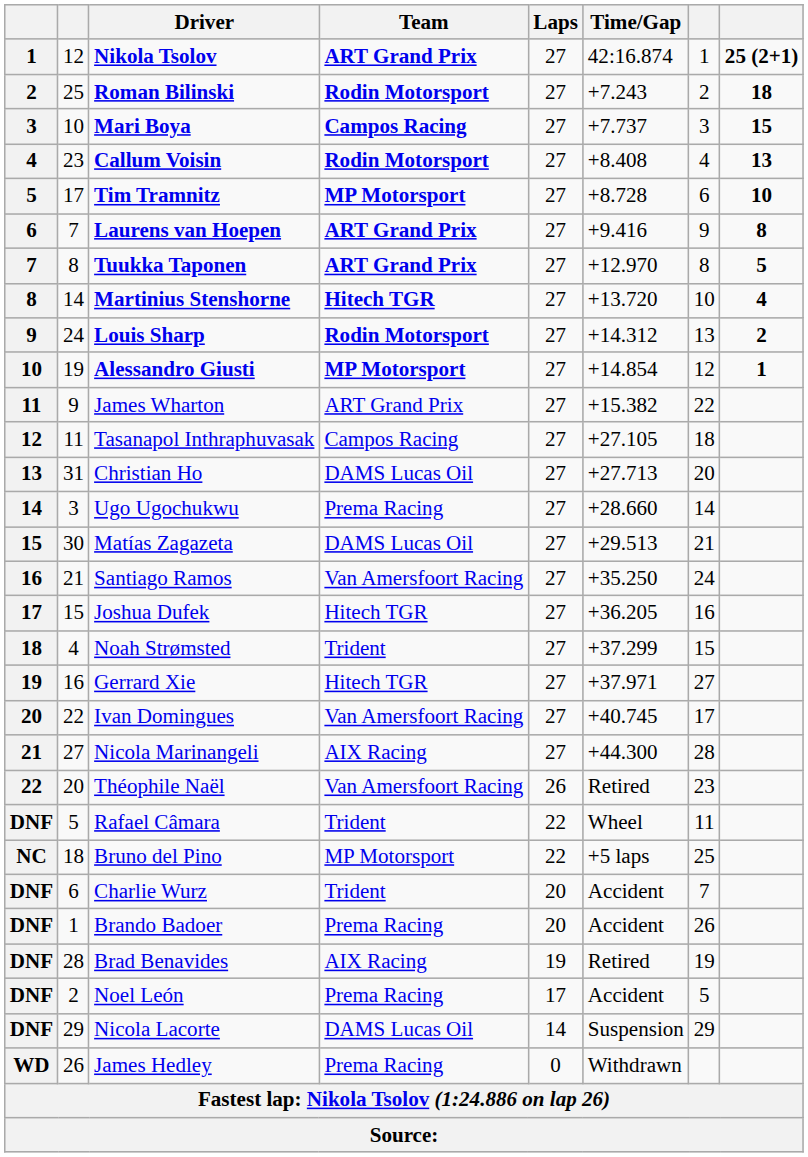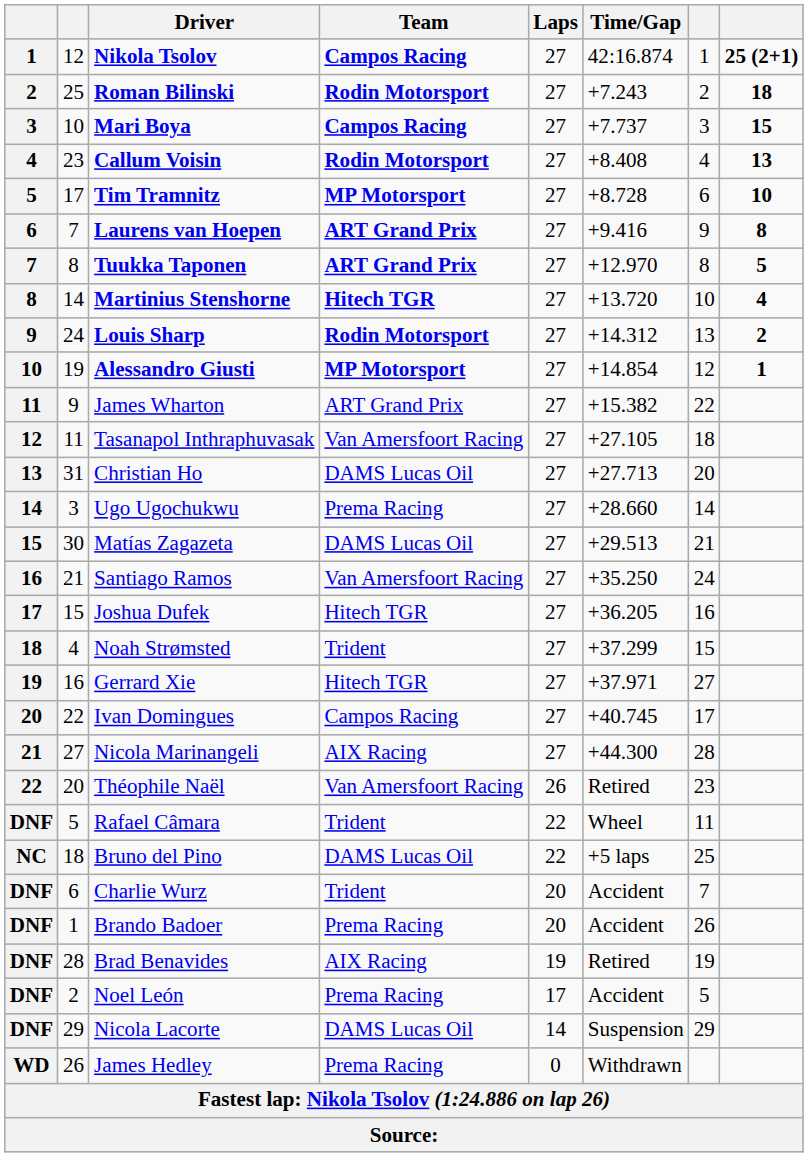(401, 56) ART Grand Prix -> (396, 56) Campos Racing
(391, 438) Campos Racing -> (424, 438) Van Amersfoort Racing
(424, 717) Van Amersfoort Racing -> (391, 717) Campos Racing
(389, 856) MP Motorsport -> (399, 856) DAMS Lucas Oil
